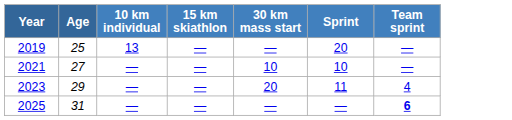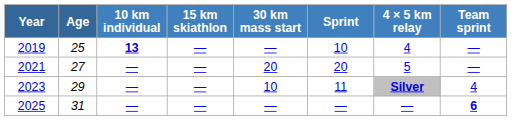+ column: (407, 21)
(132, 48) normal -> (132, 48) bold
(341, 48) 20 -> (341, 48) 10
(270, 67) 10 -> (270, 67) 20
(341, 67) 10 -> (341, 67) 20
(270, 87) 20 -> (270, 87) 10
